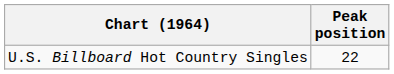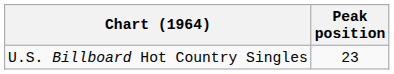(350, 57) 22 -> (350, 57) 23
